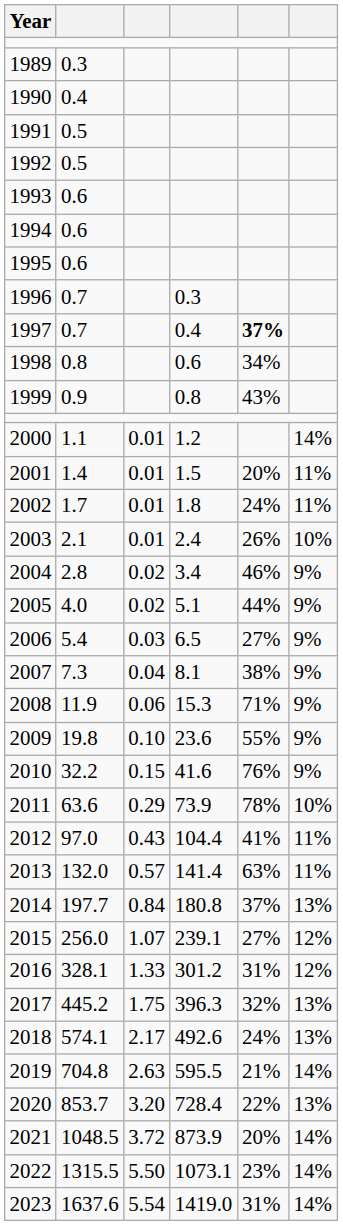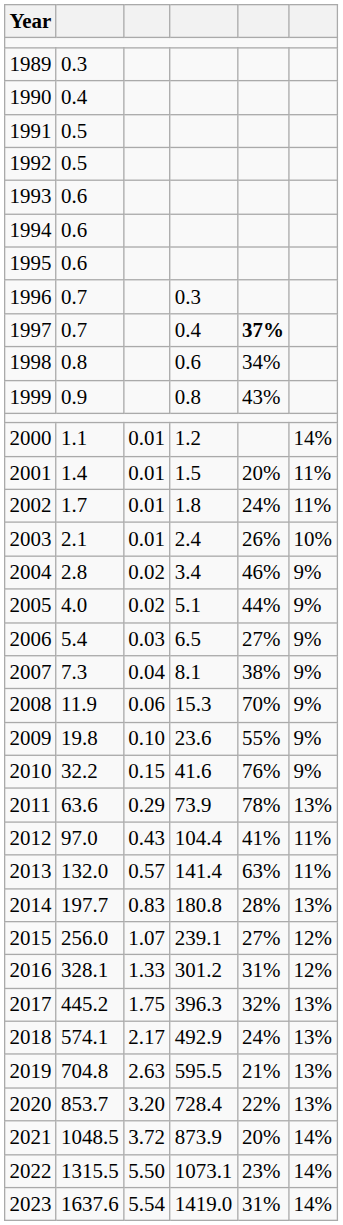(261, 705) 71% -> (261, 705) 70%
(313, 804) 10% -> (313, 804) 13%
(147, 904) 0.84 -> (147, 904) 0.83
(261, 904) 37% -> (261, 904) 28%
(198, 1037) 492.6 -> (198, 1037) 492.9
(313, 1070) 14% -> (313, 1070) 13%
